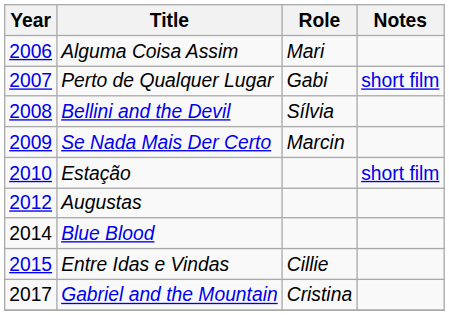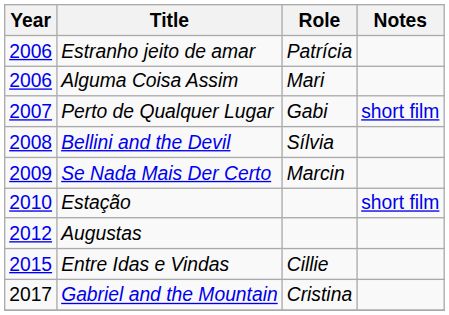+ row: (158, 51)
- row: (108, 234)
